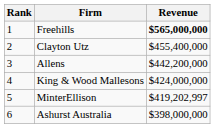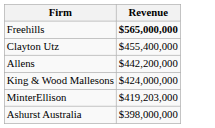- column: (19, 13)
(178, 98) $419,202,997 -> (148, 98) $419,203,000
